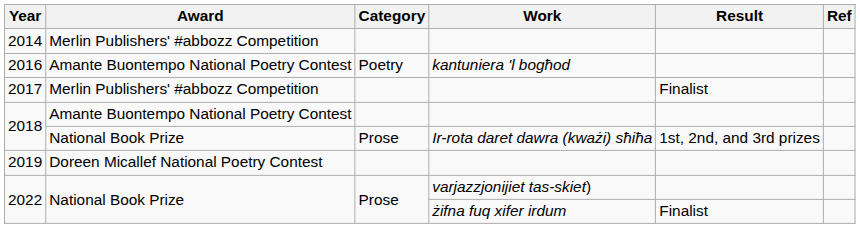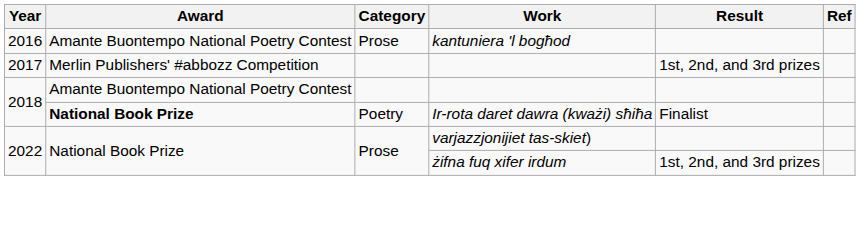- row: (25, 41)
(381, 65) Poetry -> (379, 41) Prose
(684, 89) Finalist -> (740, 65) 1st, 2nd, and 3rd prizes
(117, 138) normal -> (121, 114) bold
(379, 138) Prose -> (381, 114) Poetry
(740, 138) 1st, 2nd, and 3rd prizes -> (684, 114) Finalist
- row: (25, 162)
(684, 211) Finalist -> (740, 162) 1st, 2nd, and 3rd prizes
